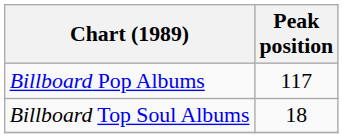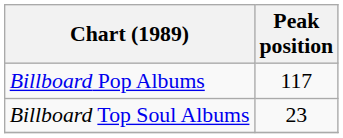(296, 115) 18 -> (296, 115) 23
